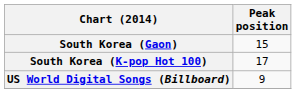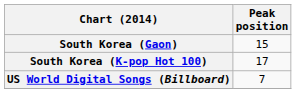(262, 79) 9 -> (262, 79) 7
